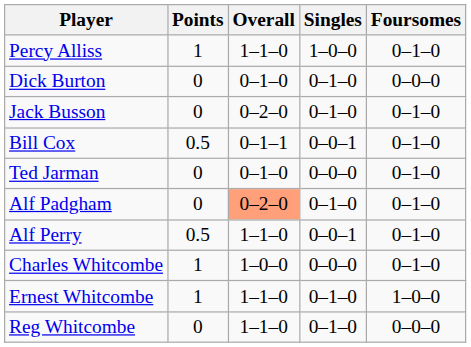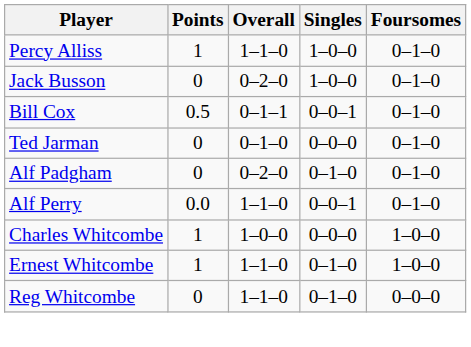- row: (57, 81)
(333, 111) 0–1–0 -> (333, 81) 1–0–0
(264, 204) lightsalmon background -> (264, 173) no background
(198, 234) 0.5 -> (198, 204) 0.0
(416, 265) 0–1–0 -> (416, 234) 1–0–0
